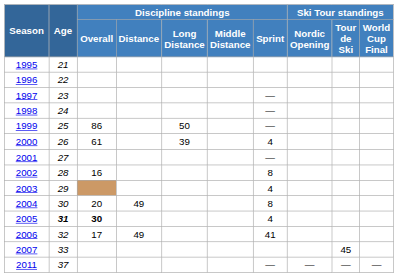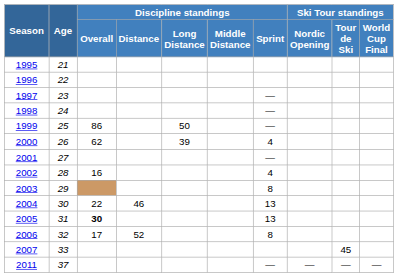(97, 142) 61 -> (97, 142) 62
(270, 173) 8 -> (270, 173) 4
(270, 188) 4 -> (270, 188) 8
(97, 203) 20 -> (97, 203) 22
(139, 203) 49 -> (139, 203) 46
(270, 203) 8 -> (270, 203) 13
(63, 219) bold -> (63, 219) normal
(270, 219) 4 -> (270, 219) 13
(139, 234) 49 -> (139, 234) 52
(270, 234) 41 -> (270, 234) 8
